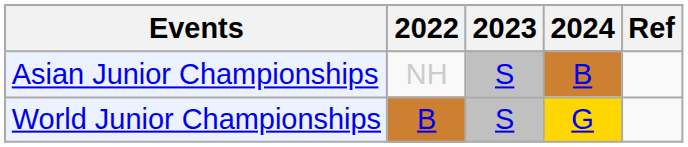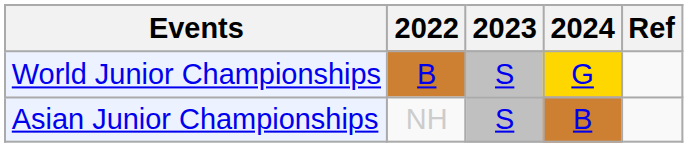rows swapped: (195, 74) <-> (196, 120)
